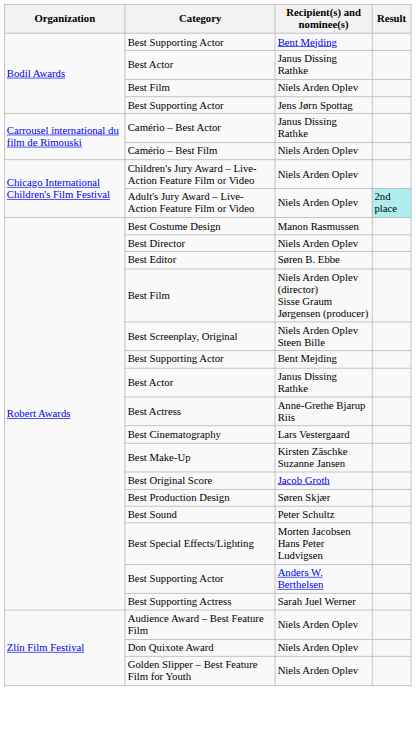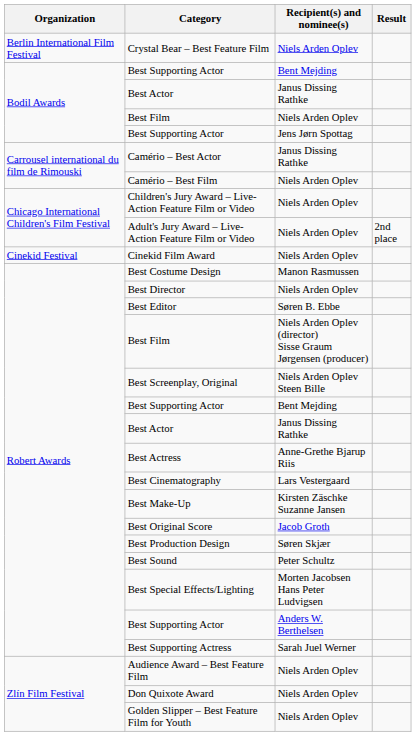+ row: (198, 48)
(386, 203) paleturquoise background -> (386, 232) no background
+ row: (171, 255)
